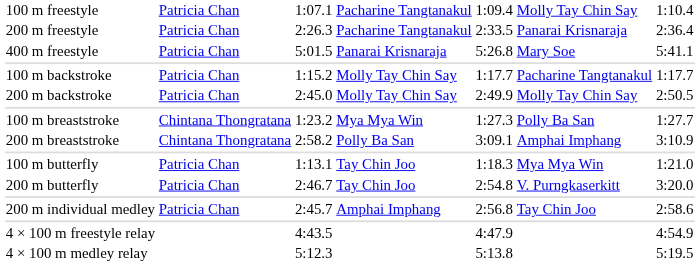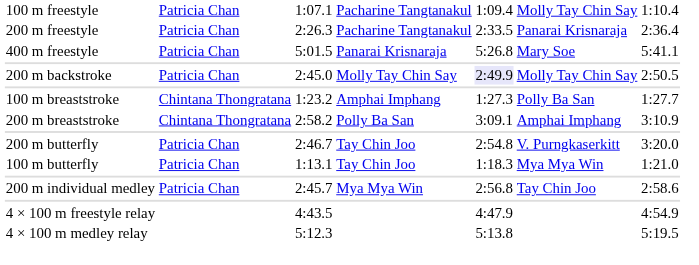- row: (59, 75)
(494, 95) no background -> (494, 75) lavender background
(380, 119) Mya Mya Win -> (389, 99) Amphai Imphang
rows swapped: (52, 164) <-> (52, 185)
(389, 209) Amphai Imphang -> (380, 188) Mya Mya Win
